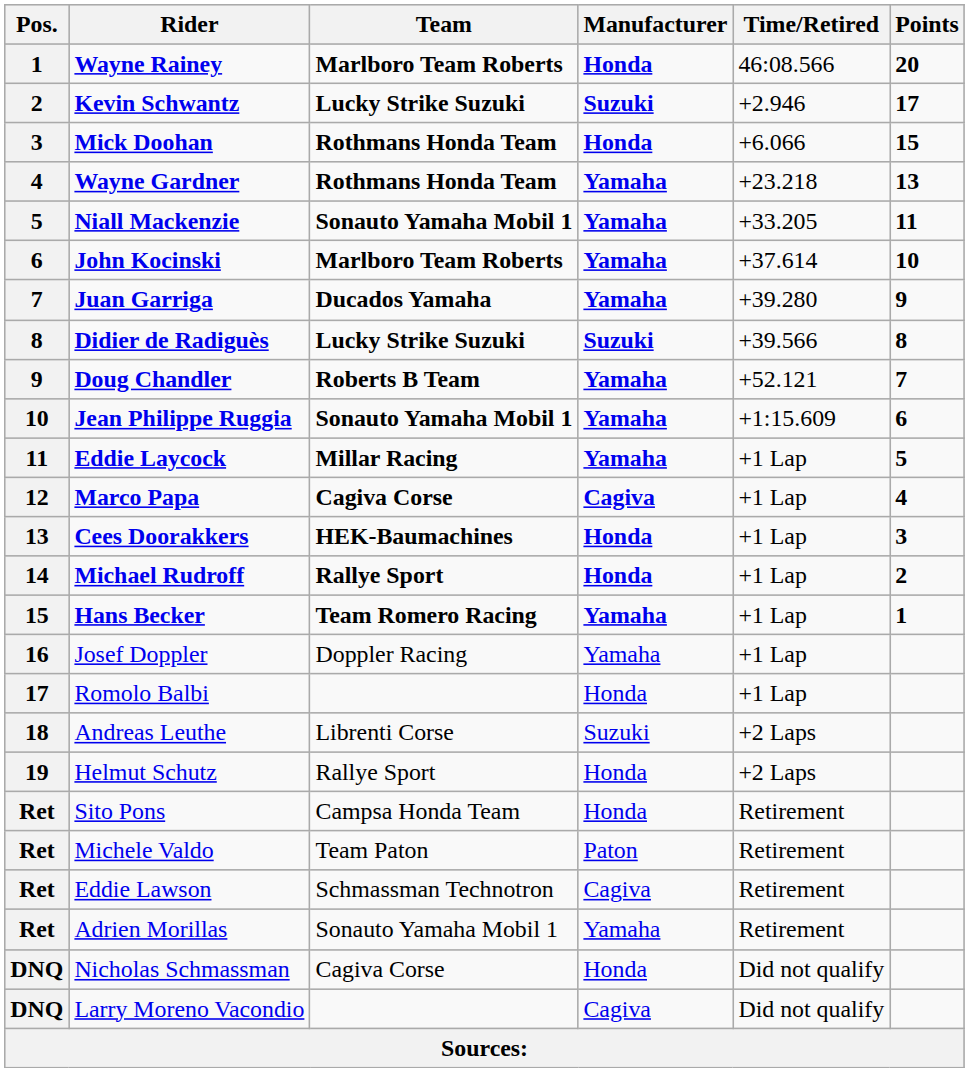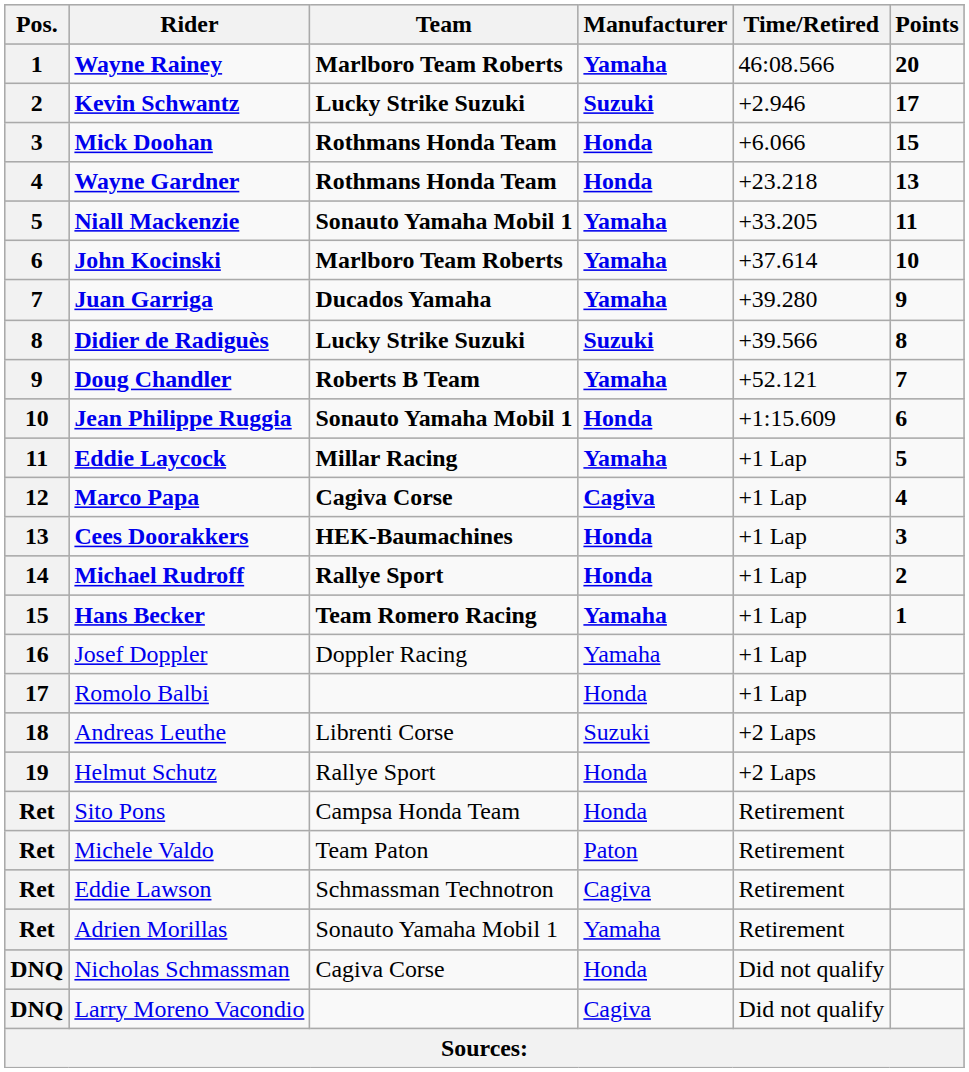(618, 63) Honda -> (625, 63) Yamaha
(625, 181) Yamaha -> (618, 181) Honda
(625, 417) Yamaha -> (618, 417) Honda
